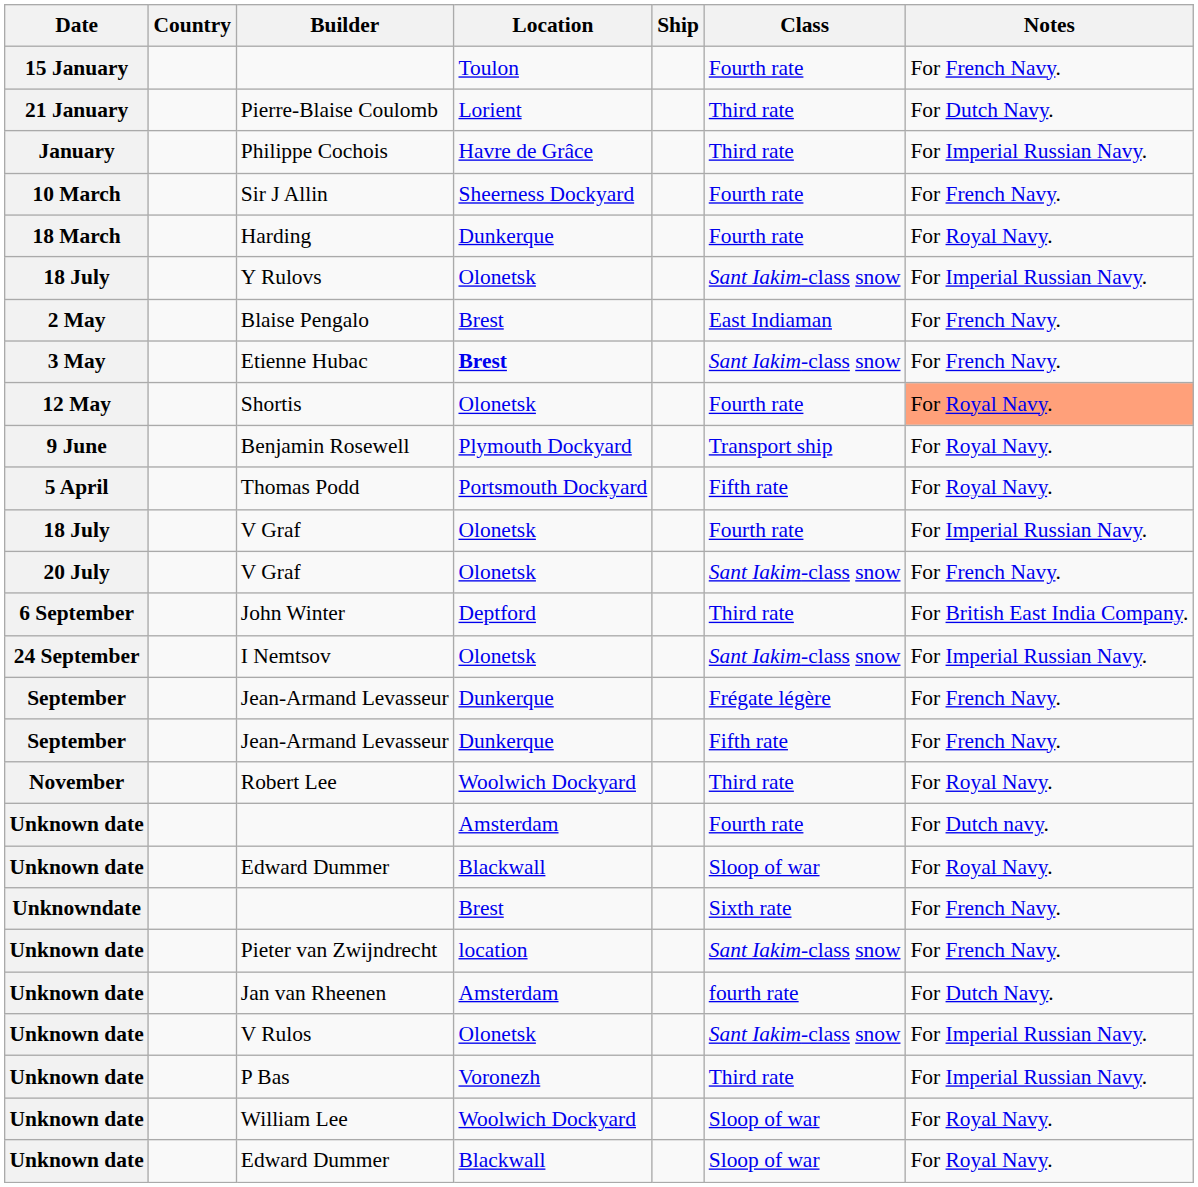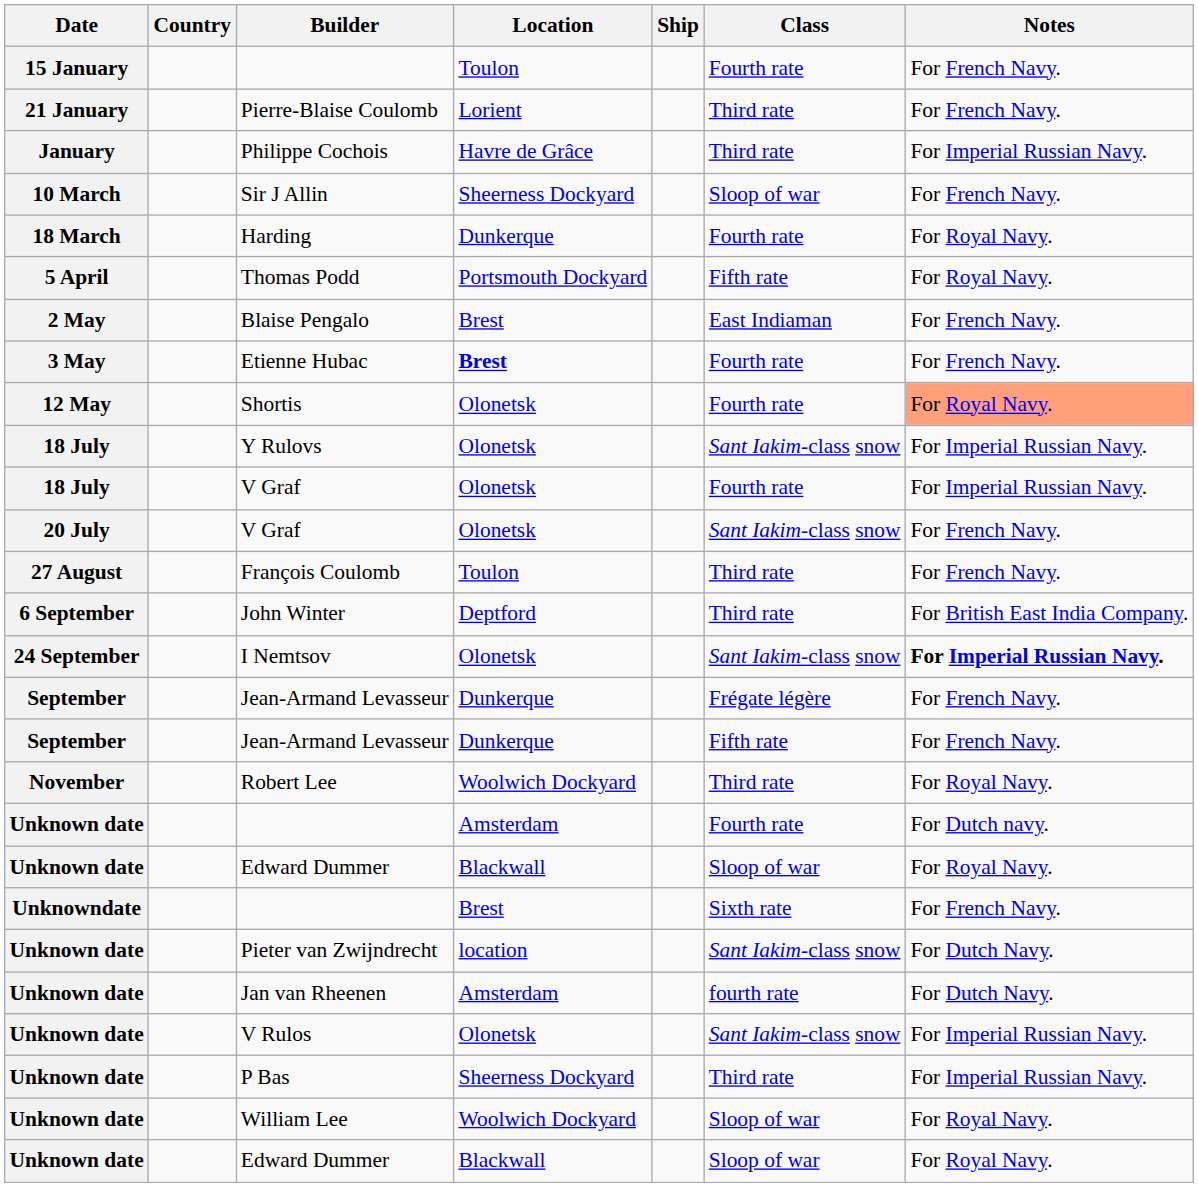(982, 109) For Dutch Navy. -> (986, 109) For French Navy.
(756, 193) Fourth rate -> (764, 193) Sloop of war
rows swapped: (77, 487) <-> (77, 277)
(805, 361) Sant Iakim-class snow -> (756, 361) Fourth rate
- row: (77, 445)
+ row: (77, 572)
(1029, 656) normal -> (1037, 656) bold
(986, 950) For French Navy. -> (982, 950) For Dutch Navy.
(499, 1076) Voronezh -> (546, 1076) Sheerness Dockyard
